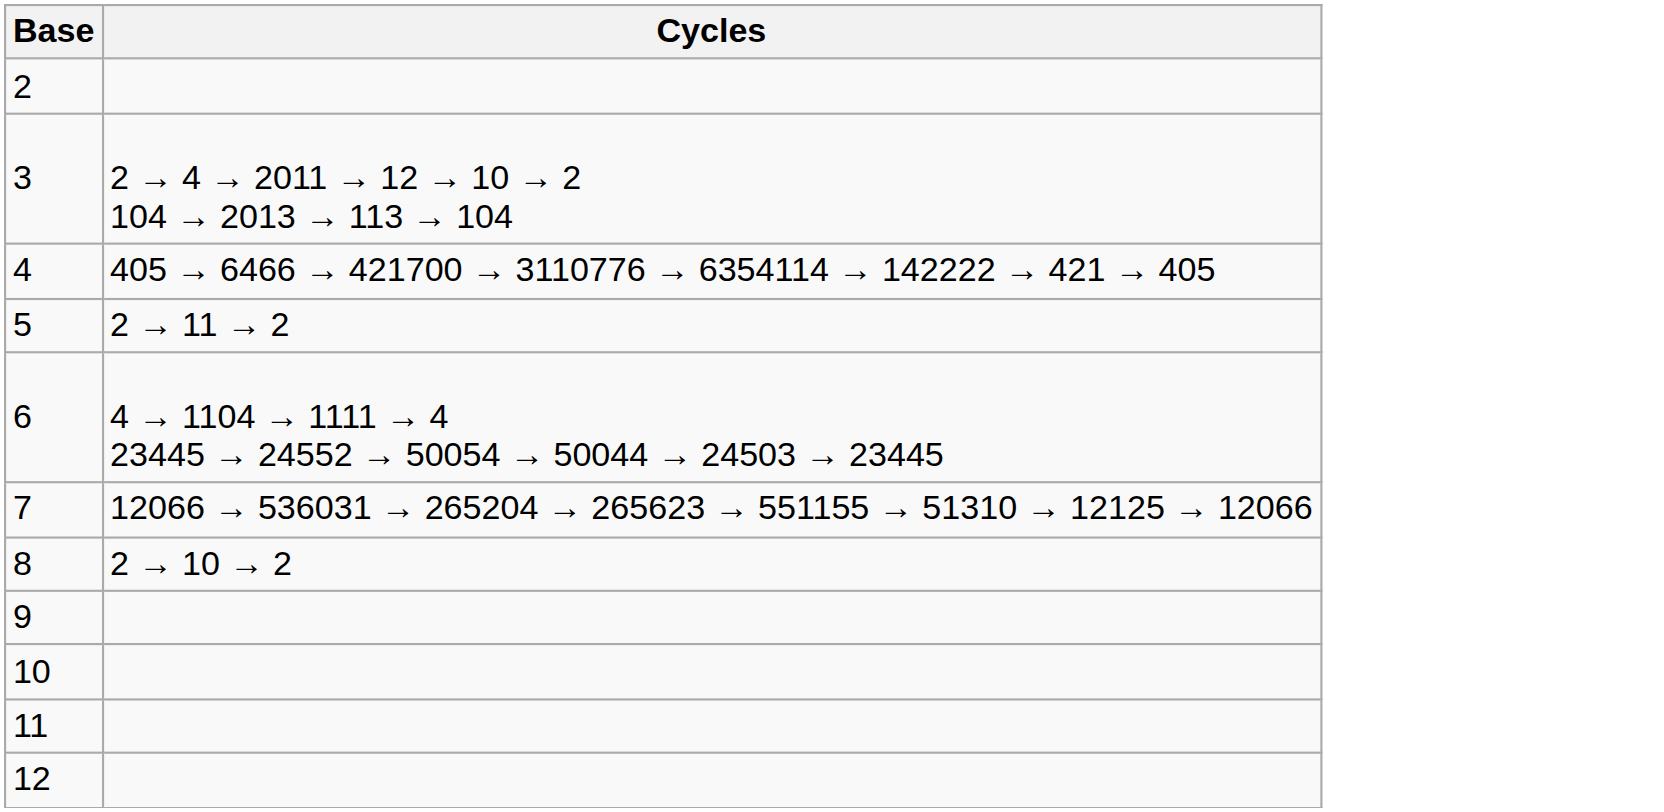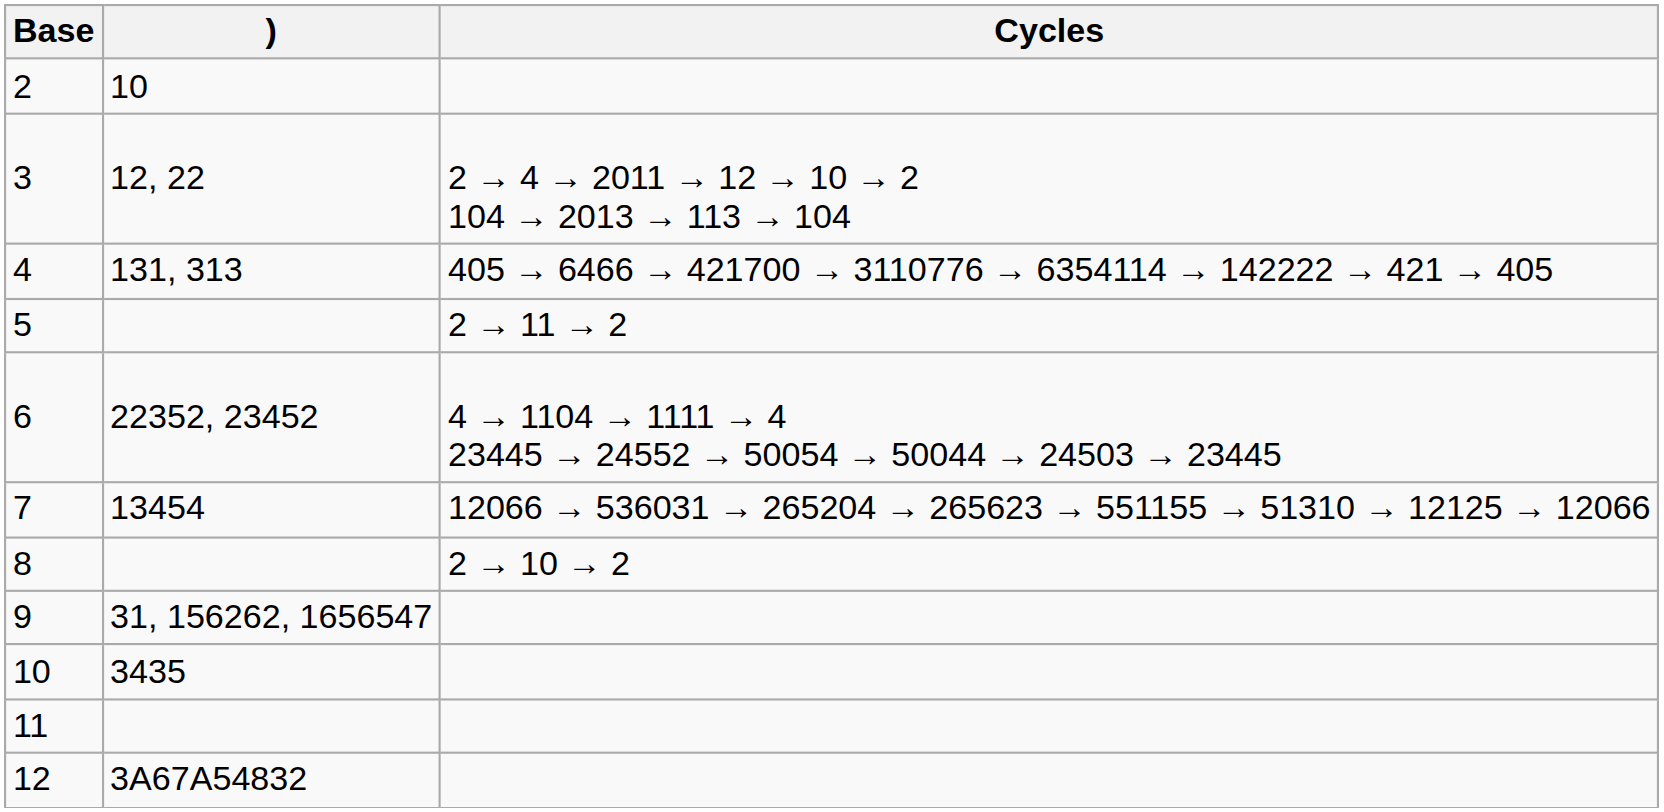+ column: (271, 31)
